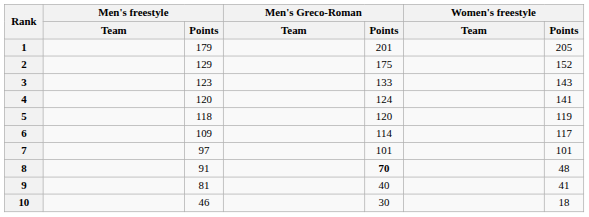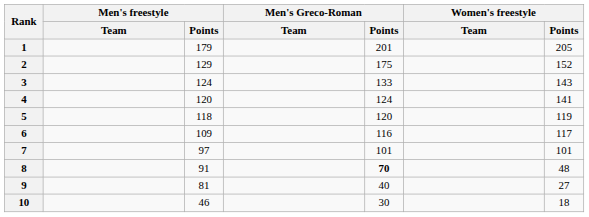(204, 82) 123 -> (204, 82) 124
(384, 133) 114 -> (384, 133) 116
(564, 185) 41 -> (564, 185) 27
